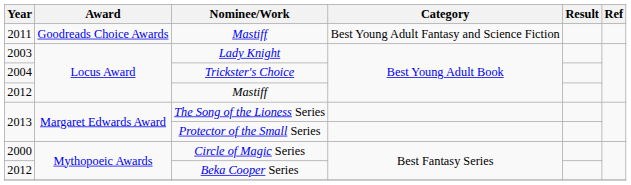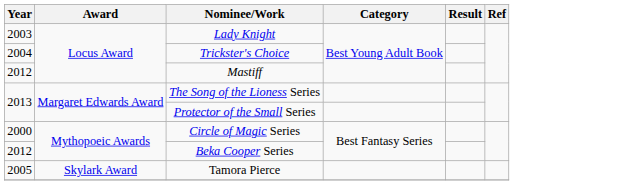- row: (20, 33)
+ row: (20, 170)
